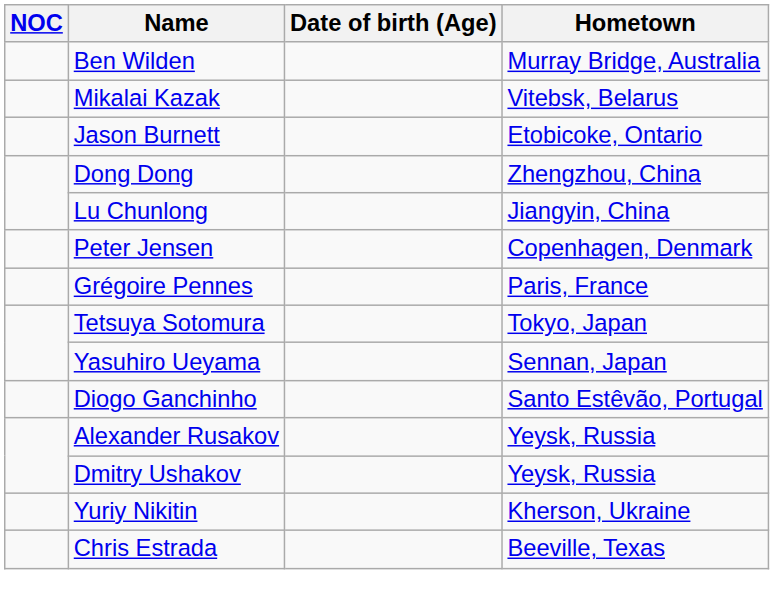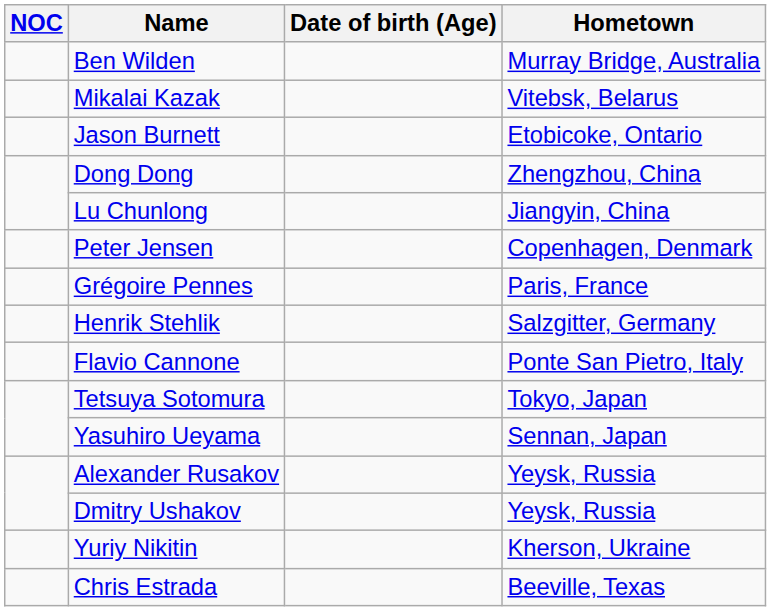+ row: (147, 323)
+ row: (157, 361)
- row: (165, 398)
